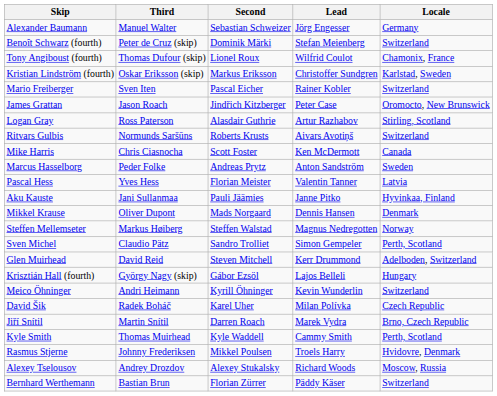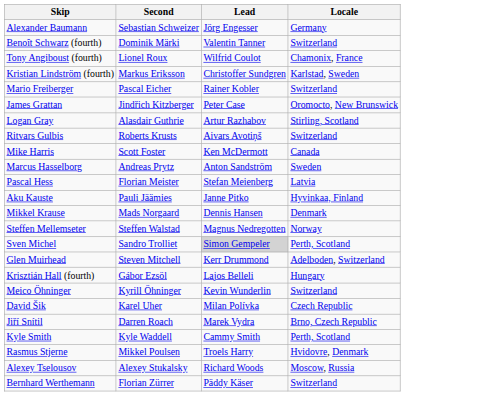- column: (162, 12)
(330, 43) Stefan Meienberg -> (234, 43) Valentin Tanner
(326, 182) Valentin Tanner -> (238, 182) Stefan Meienberg
(328, 244) no background -> (237, 244) lightgrey background
